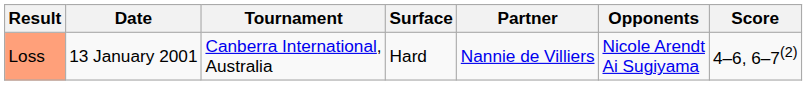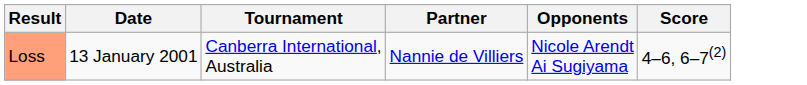- column: (421, 17)
